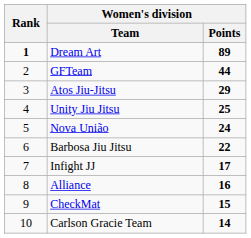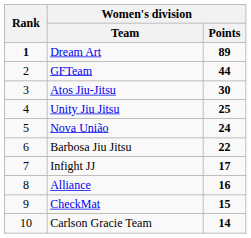(224, 90) 29 -> (224, 90) 30
